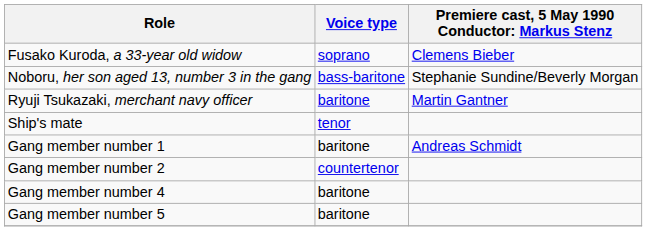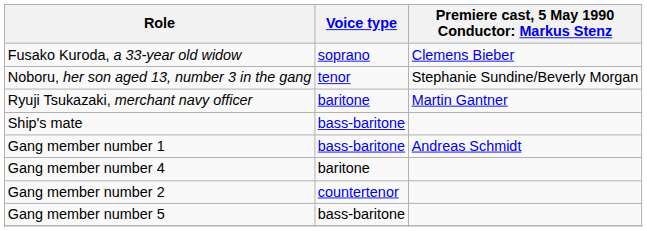(361, 77) bass-baritone -> (334, 77) tenor
(334, 123) tenor -> (361, 123) bass-baritone
(344, 146) baritone -> (361, 146) bass-baritone
rows swapped: (86, 169) <-> (86, 191)
(344, 214) baritone -> (361, 214) bass-baritone
